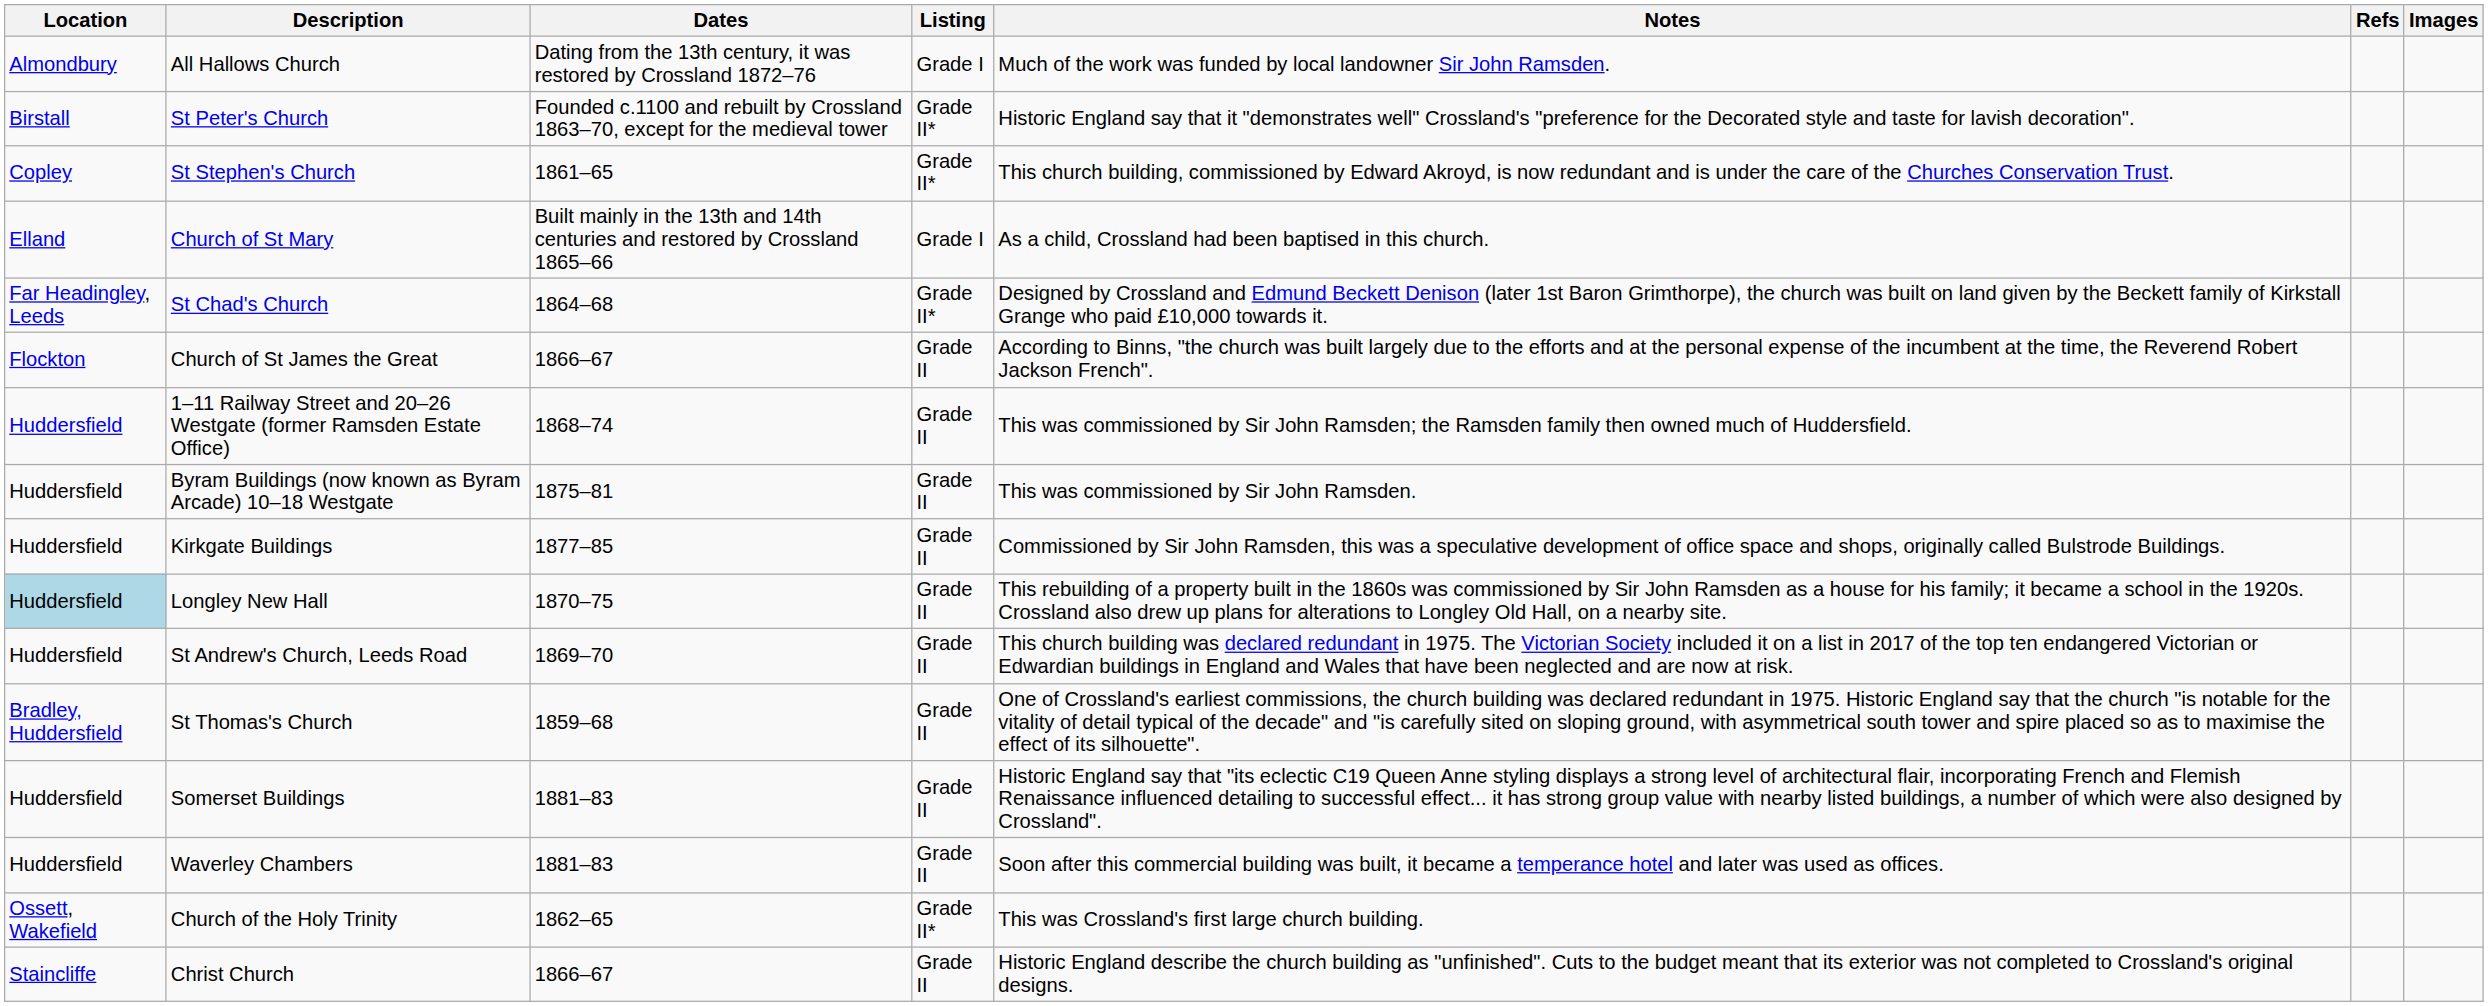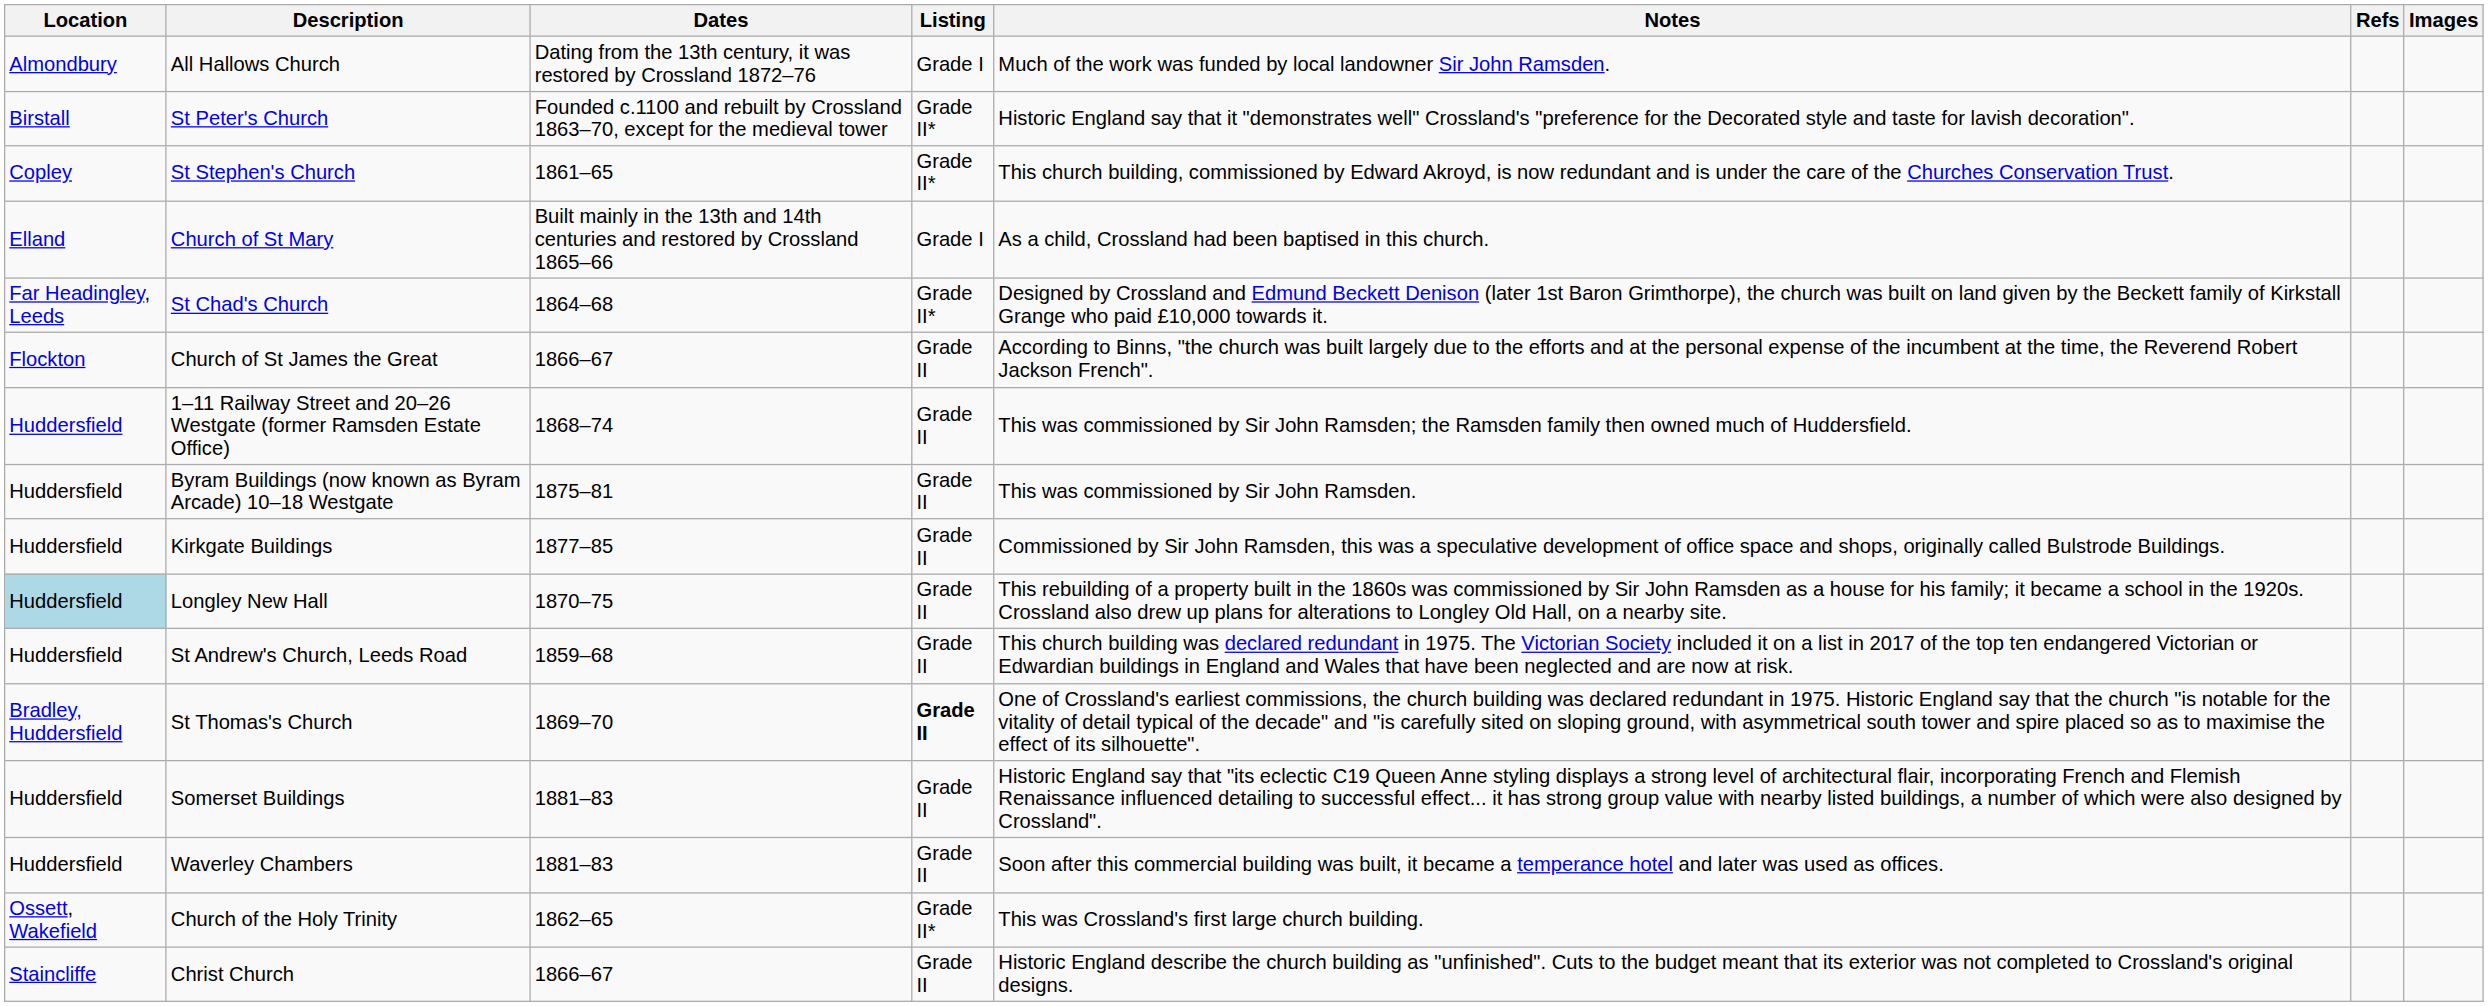(574, 655) 1869–70 -> (574, 655) 1859–68
(574, 721) 1859–68 -> (574, 721) 1869–70
(945, 721) normal -> (946, 721) bold
